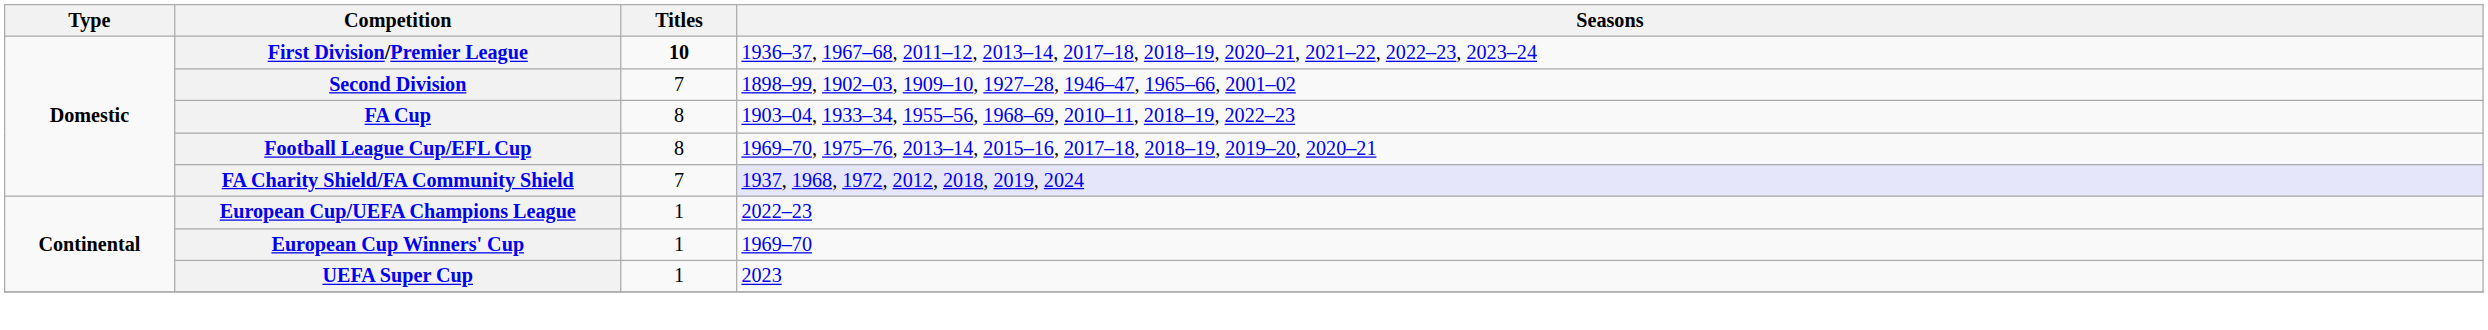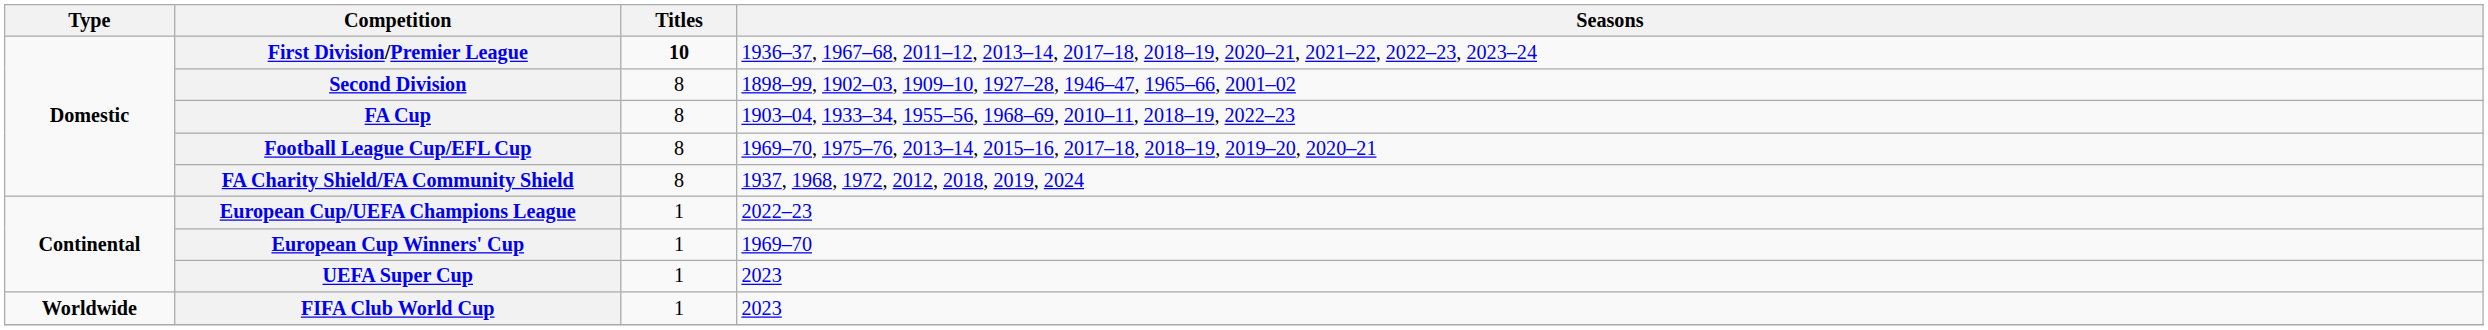(679, 84) 7 -> (679, 84) 8
(679, 180) 7 -> (679, 180) 8
(913, 180) lavender background -> (913, 180) no background
+ row: (398, 308)
